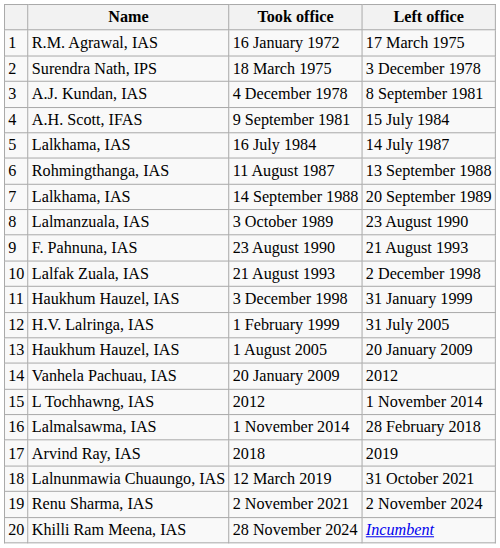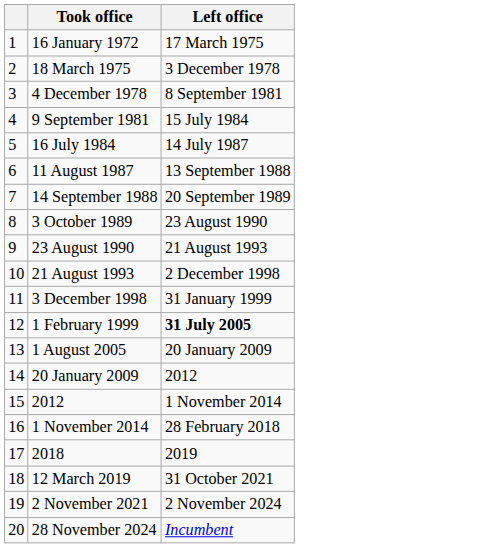- column: (129, 17)
(408, 324) normal -> (208, 324) bold
